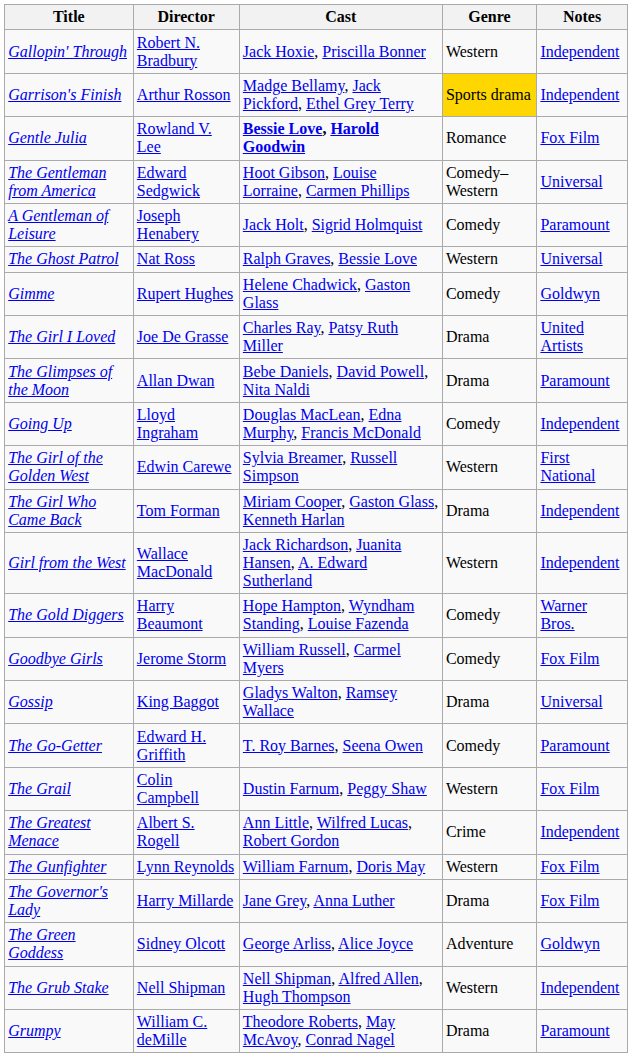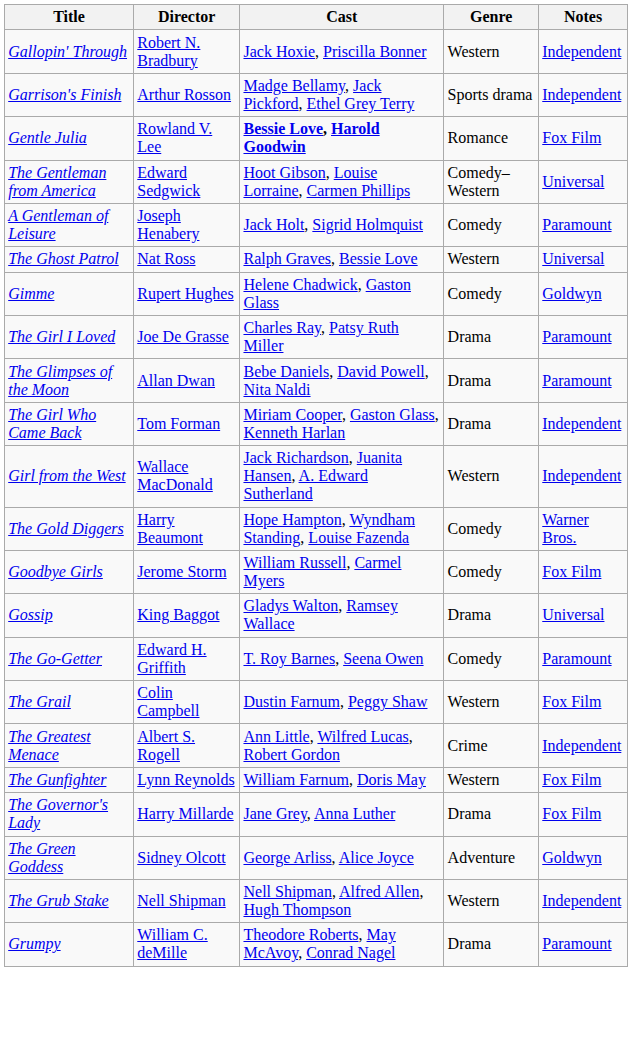(488, 94) gold background -> (490, 94) no background
(562, 337) United Artists -> (577, 337) Paramount
- row: (40, 423)
- row: (56, 467)
